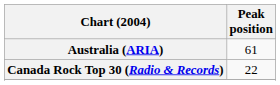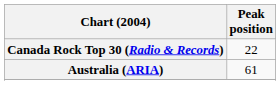rows swapped: (115, 49) <-> (115, 69)
